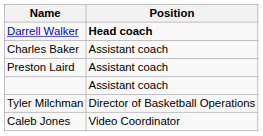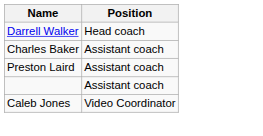(120, 31) bold -> (114, 31) normal
- row: (45, 103)
